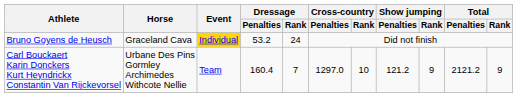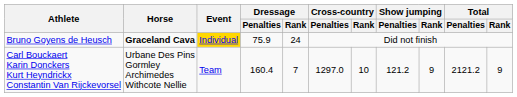(159, 40) normal -> (160, 40) bold
(262, 40) 53.2 -> (262, 40) 75.9
